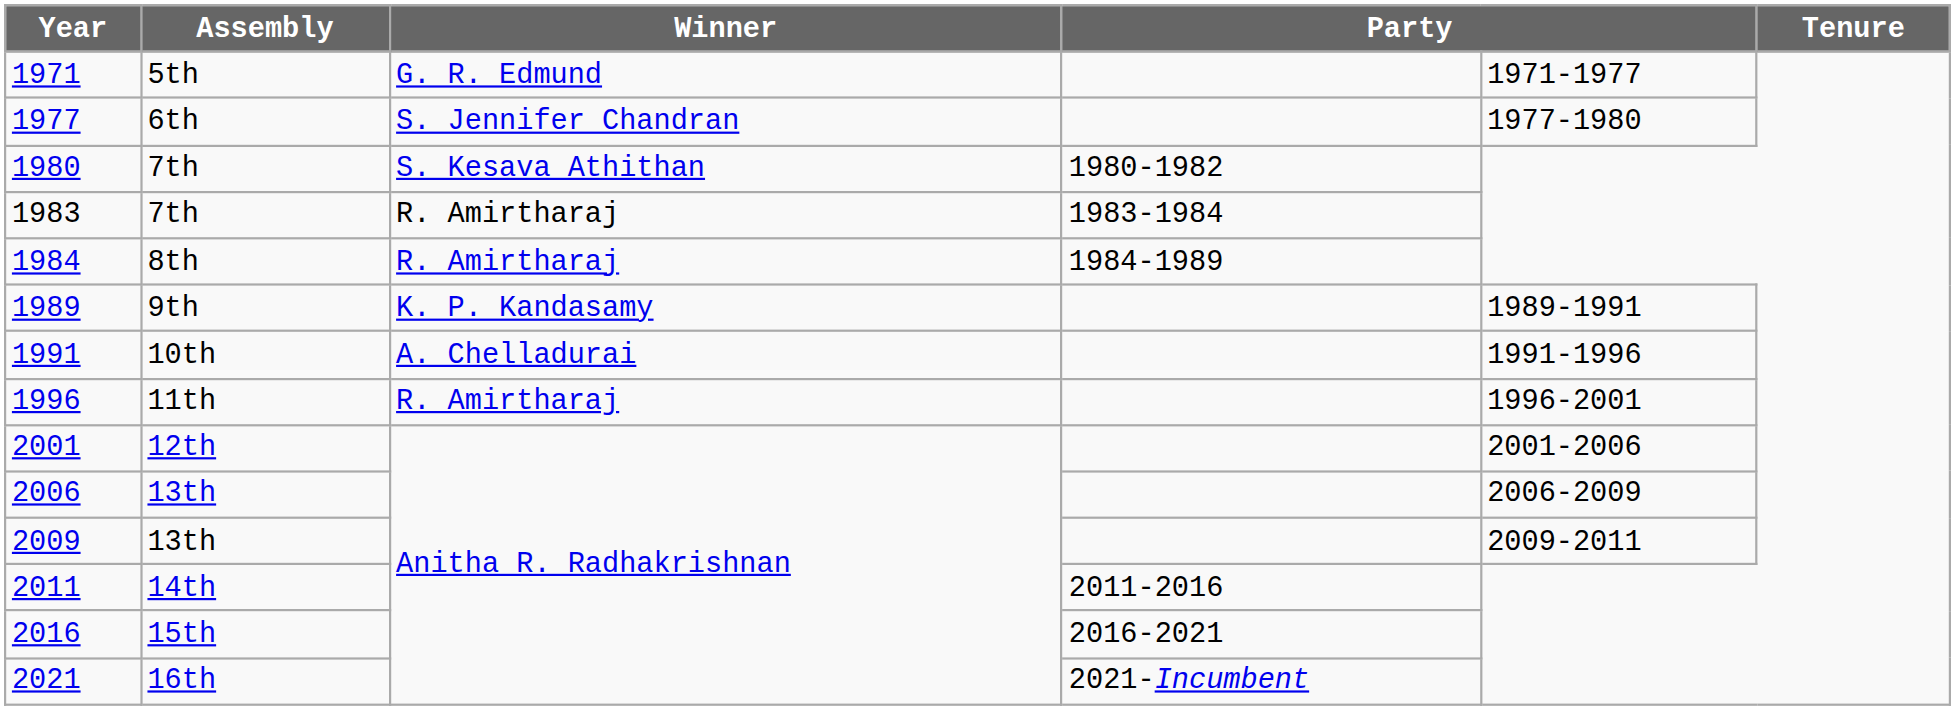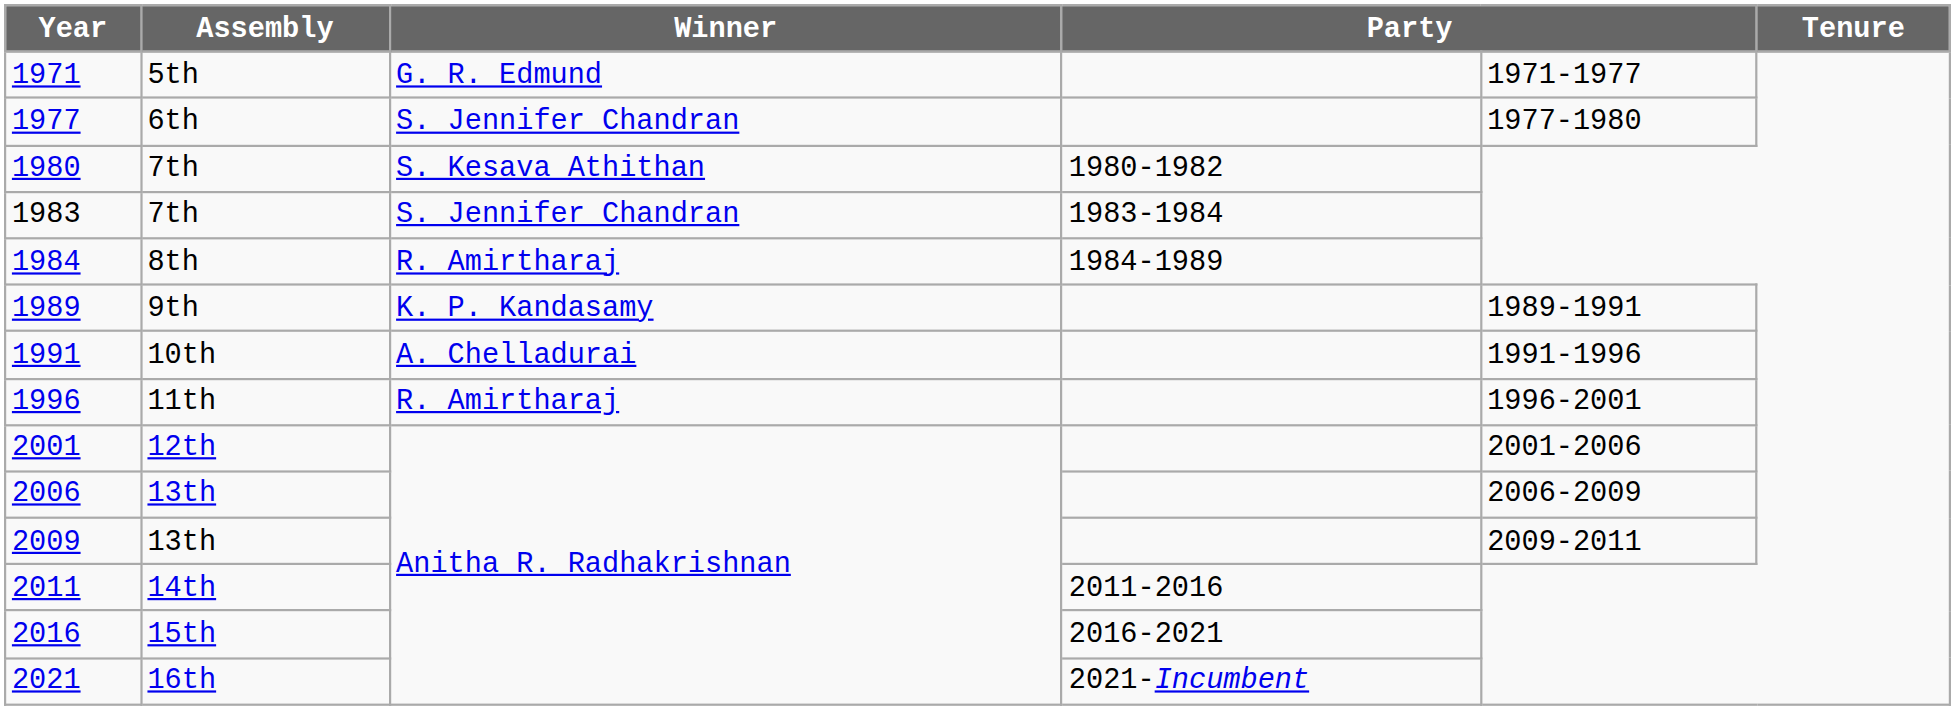(508, 215) R. Amirtharaj -> (568, 215) S. Jennifer Chandran
